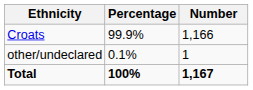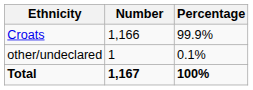columns swapped: (214, 14) <-> (142, 14)
